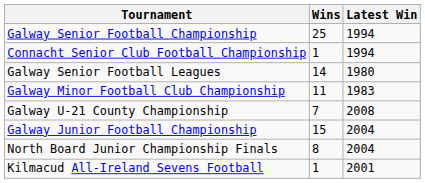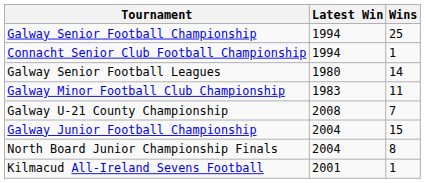columns swapped: (326, 14) <-> (382, 14)
